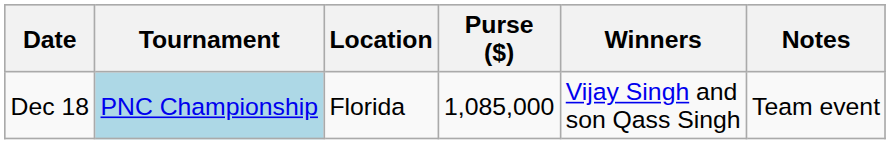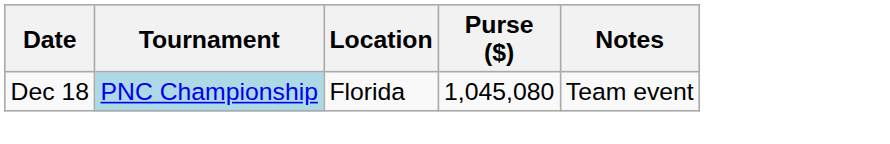- column: (653, 38)
(499, 105) 1,085,000 -> (499, 92) 1,045,080
